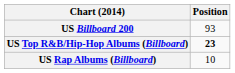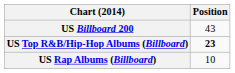(210, 28) 93 -> (210, 28) 43
